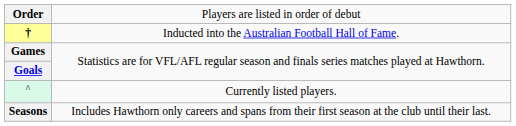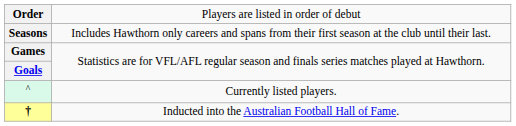rows swapped: (28, 112) <-> (28, 33)
